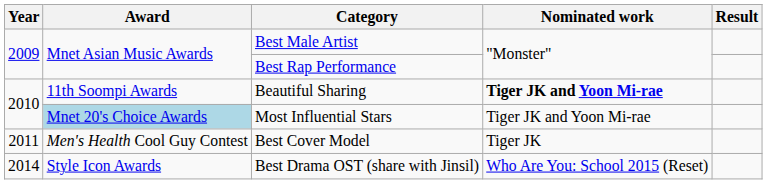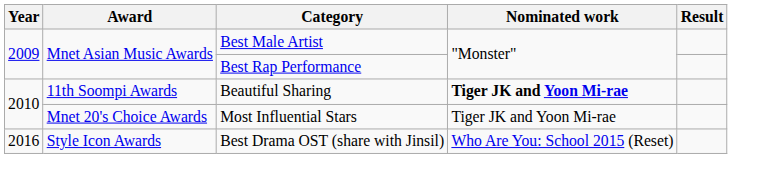(127, 116) lightblue background -> (127, 116) no background
- row: (312, 141)
(24, 166) 2014 -> (24, 141) 2016
